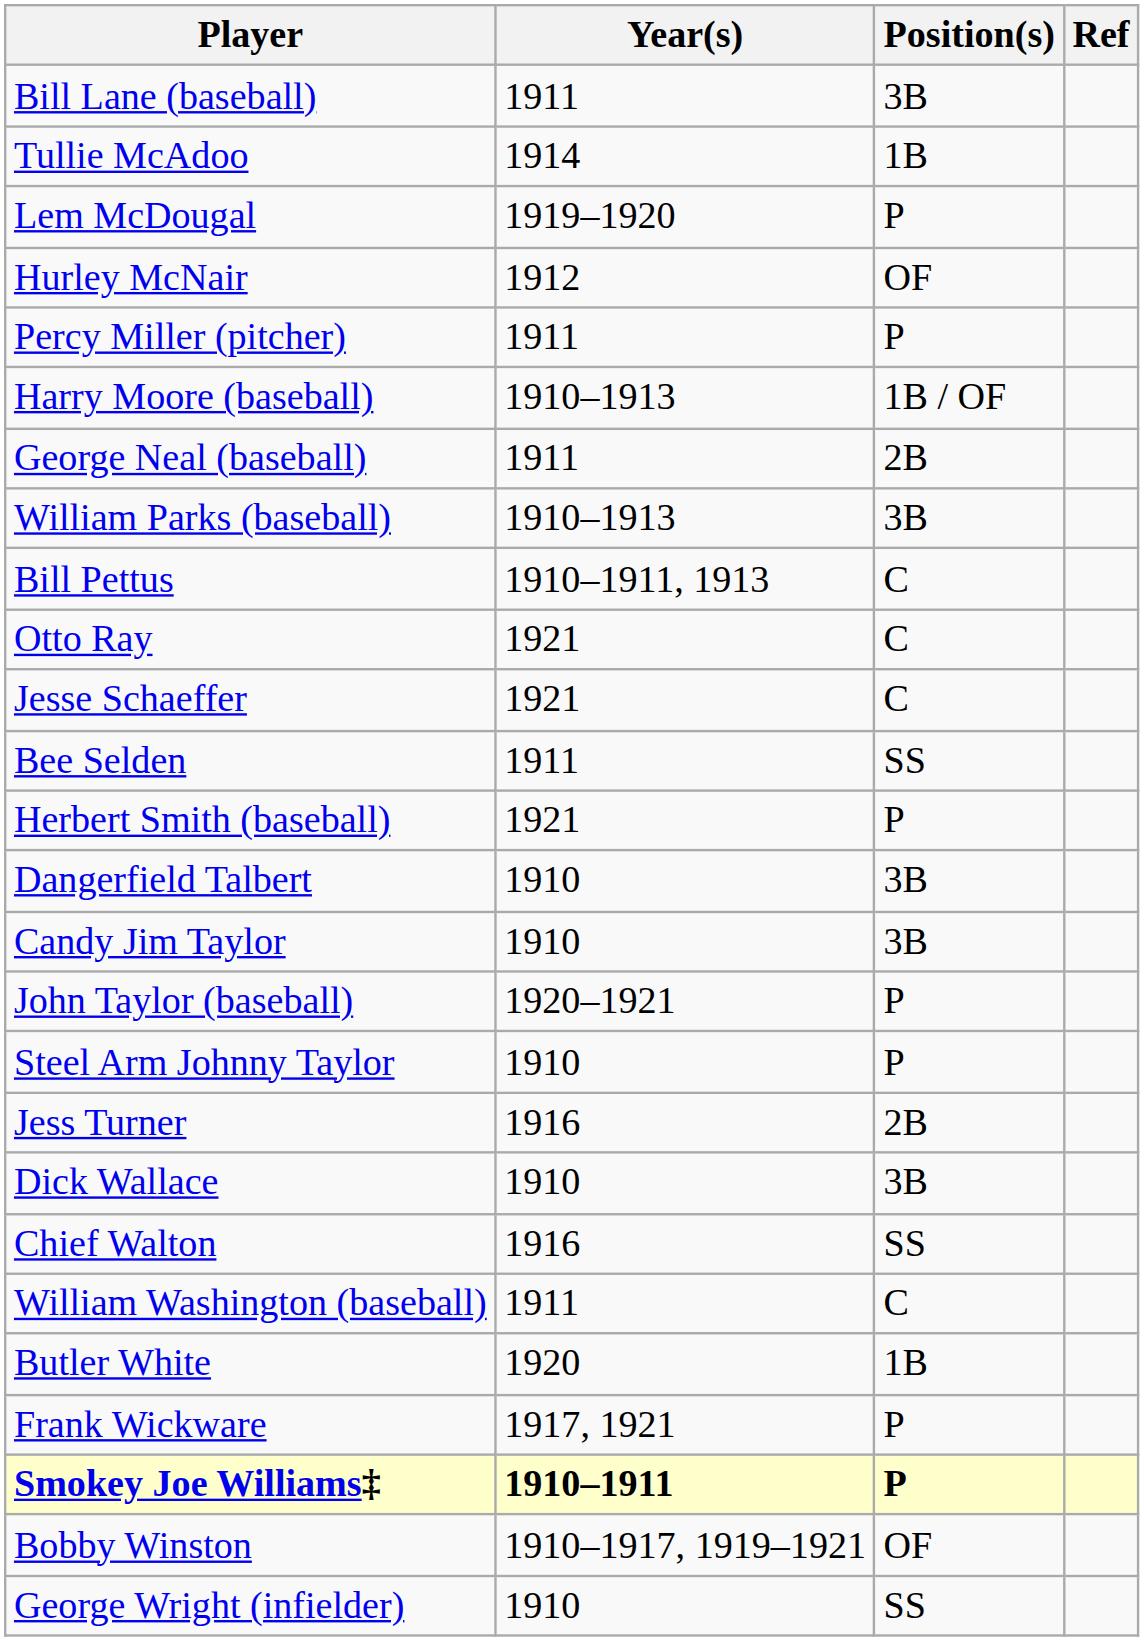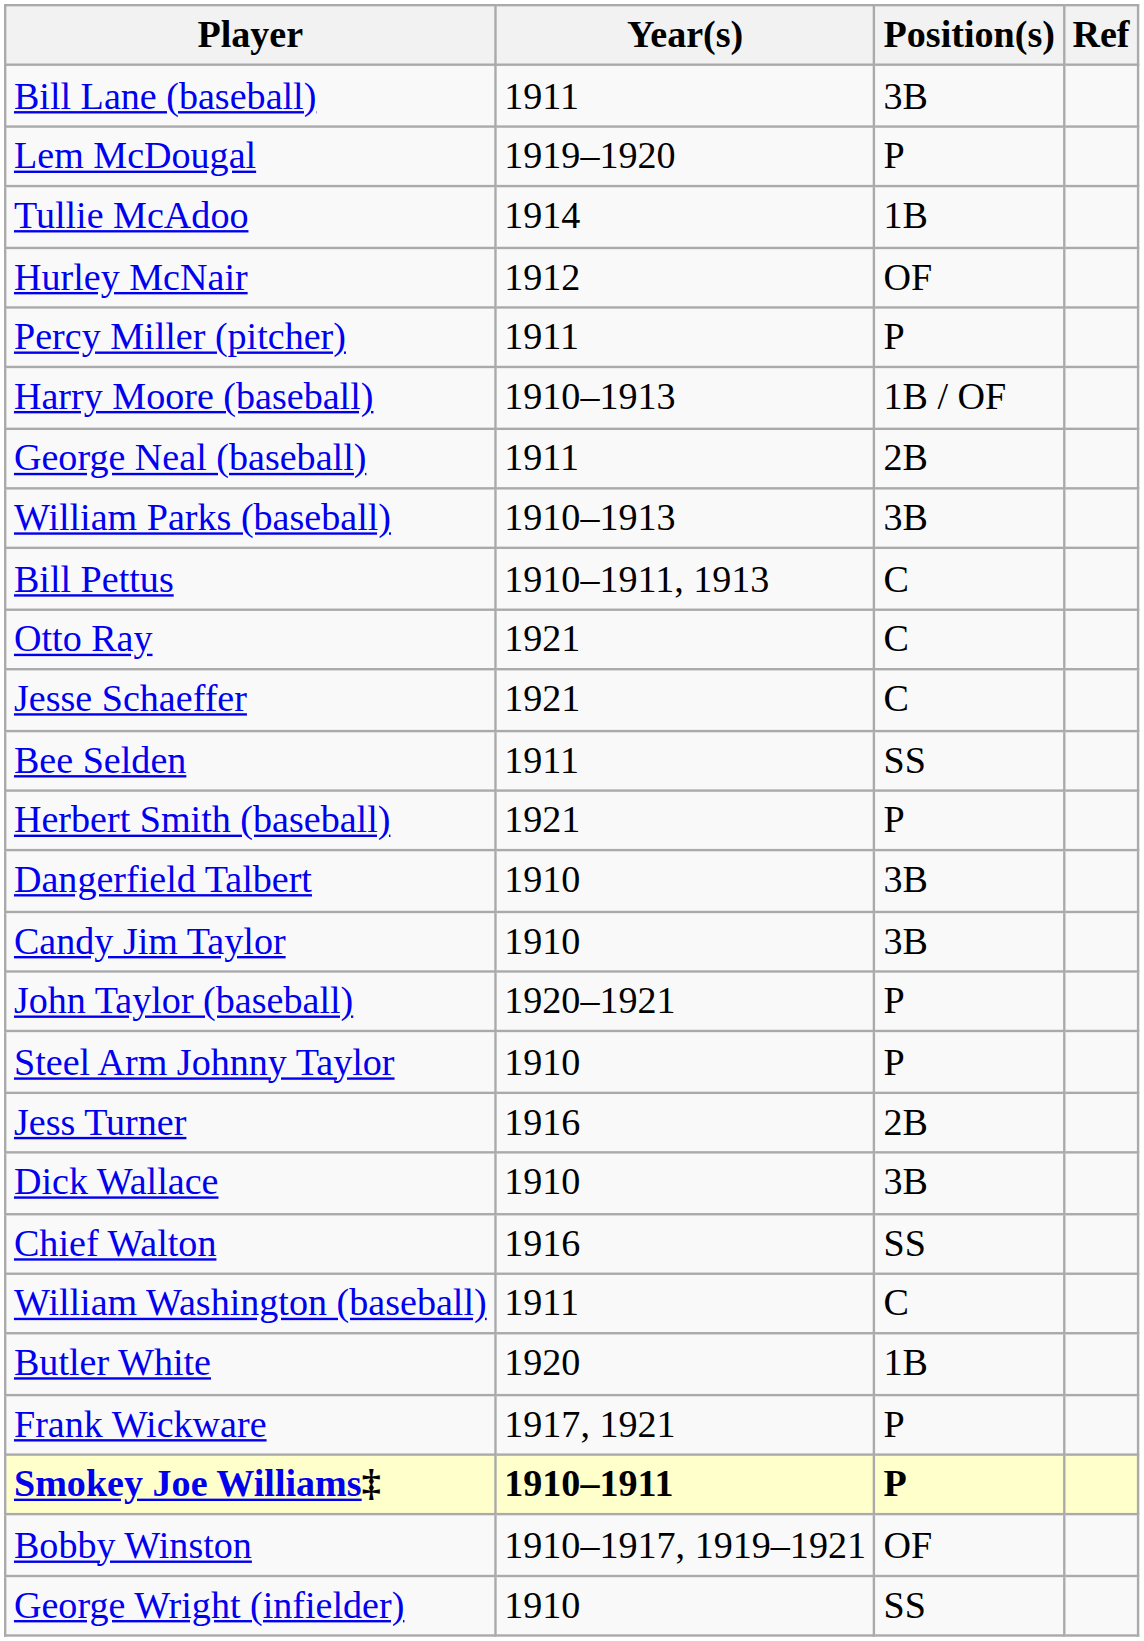rows swapped: (131, 155) <-> (135, 215)
